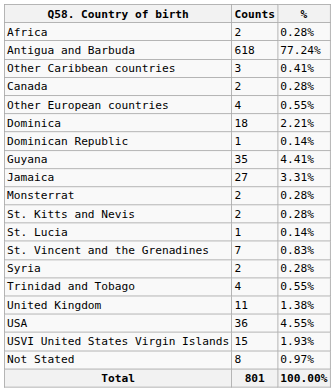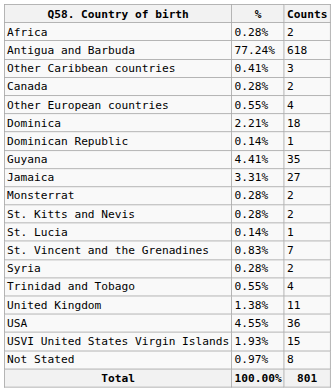columns swapped: (255, 14) <-> (304, 14)
